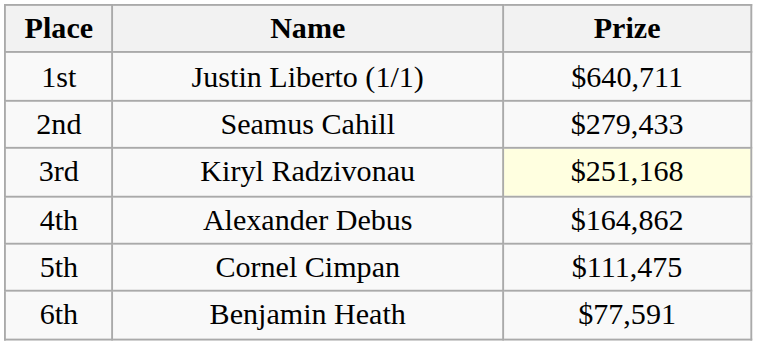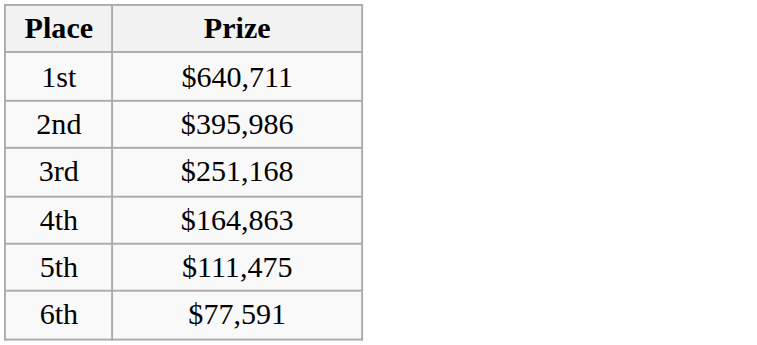- column: (308, 28)
(627, 123) $279,433 -> (237, 123) $395,986
(627, 171) lightyellow background -> (237, 171) no background
(627, 219) $164,862 -> (237, 219) $164,863
